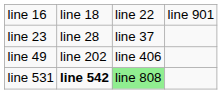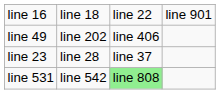rows swapped: (27, 36) <-> (27, 57)
(84, 78) bold -> (83, 78) normal
